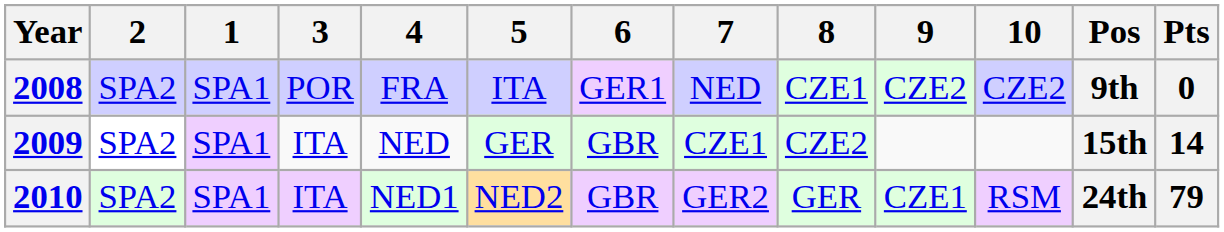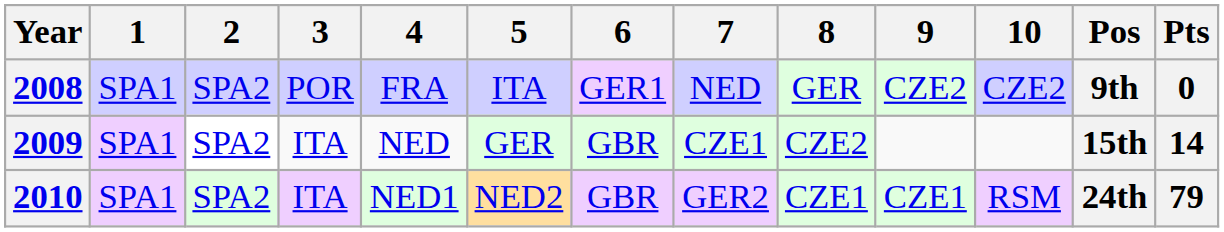columns swapped: (231, 32) <-> (137, 32)
(826, 87) CZE1 -> (826, 87) GER
(826, 197) GER -> (826, 197) CZE1
